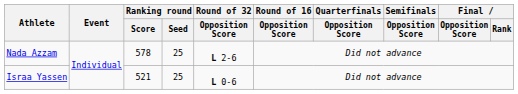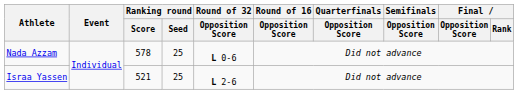(224, 58) L 2-6 -> (224, 58) L 0-6
(224, 82) L 0-6 -> (224, 82) L 2-6
